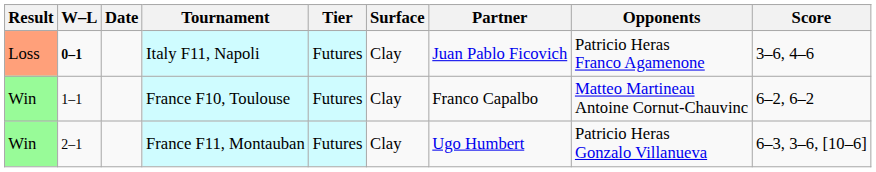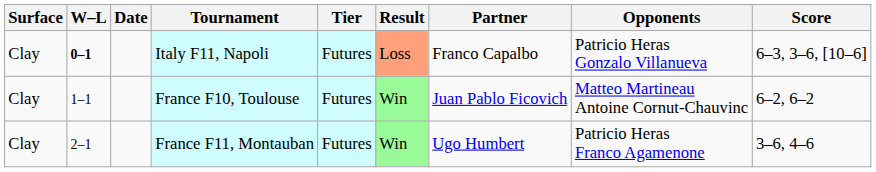columns swapped: (31, 17) <-> (397, 17)
(500, 53) Juan Pablo Ficovich -> (485, 53) Franco Capalbo
(640, 53) Patricio Heras Franco Agamenone -> (641, 53) Patricio Heras Gonzalo Villanueva
(785, 53) 3–6, 4–6 -> (811, 53) 6–3, 3–6, [10–6]
(485, 98) Franco Capalbo -> (500, 98) Juan Pablo Ficovich
(641, 143) Patricio Heras Gonzalo Villanueva -> (640, 143) Patricio Heras Franco Agamenone
(811, 143) 6–3, 3–6, [10–6] -> (785, 143) 3–6, 4–6
